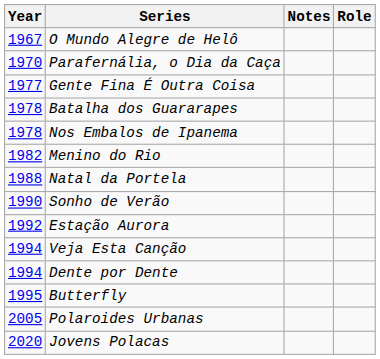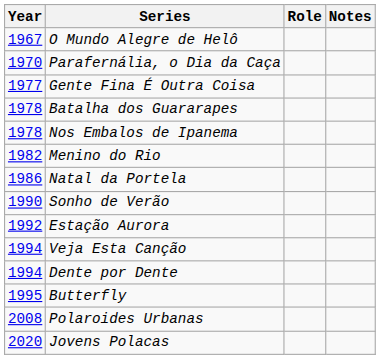columns swapped: (355, 16) <-> (309, 16)
(25, 179) 1988 -> (25, 179) 1986
(25, 319) 2005 -> (25, 319) 2008
